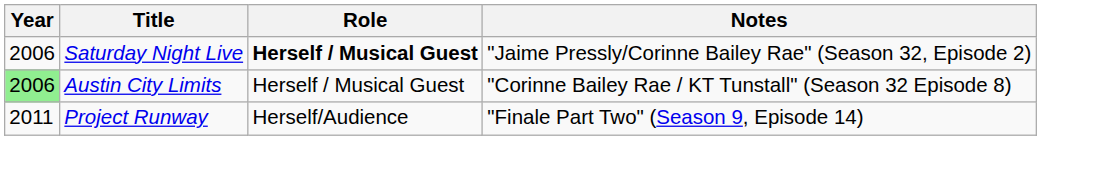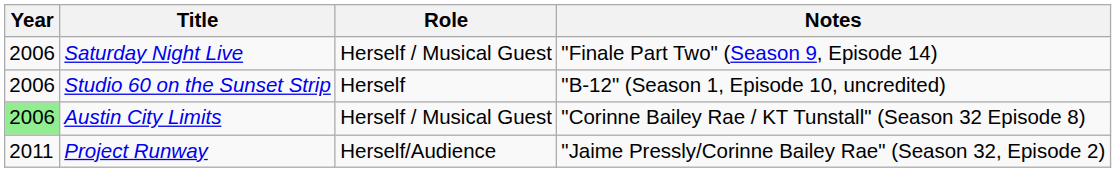(365, 53) bold -> (446, 53) normal
(759, 53) "Jaime Pressly/Corinne Bailey Rae" (Season 32, Episode 2) -> (749, 53) "Finale Part Two" (Season 9, Episode 14)
+ row: (198, 85)
(675, 118) "Finale Part Two" (Season 9, Episode 14) -> (833, 150) "Jaime Pressly/Corinne Bailey Rae" (Season 32, Episode 2)
